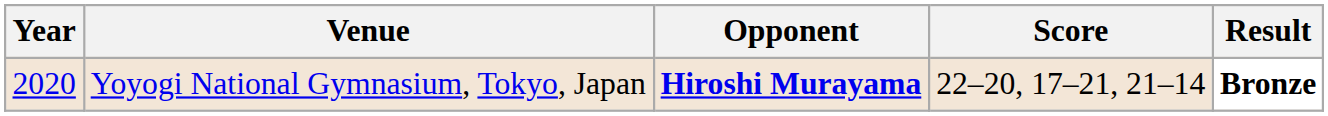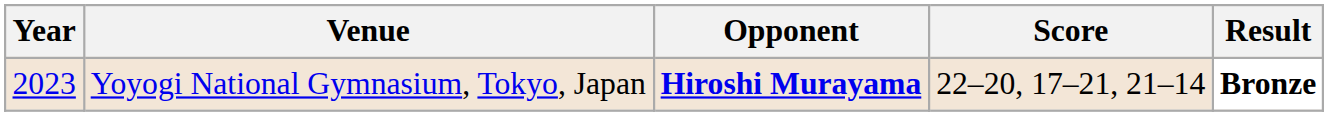(44, 83) 2020 -> (44, 83) 2023
